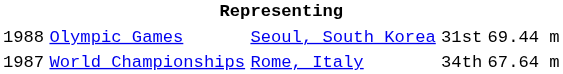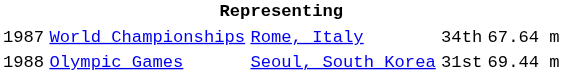rows swapped: (147, 62) <-> (116, 37)
